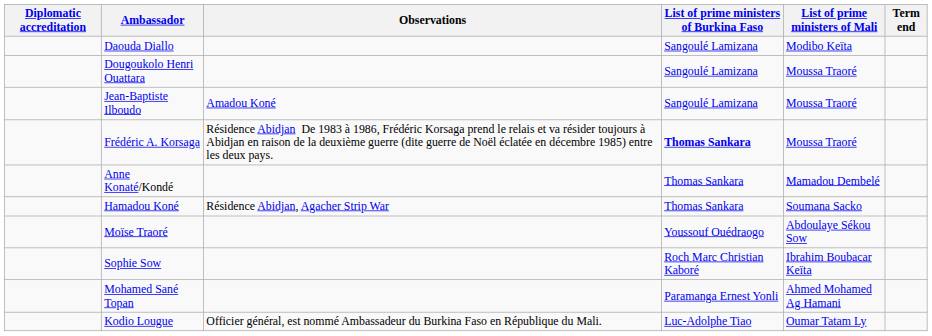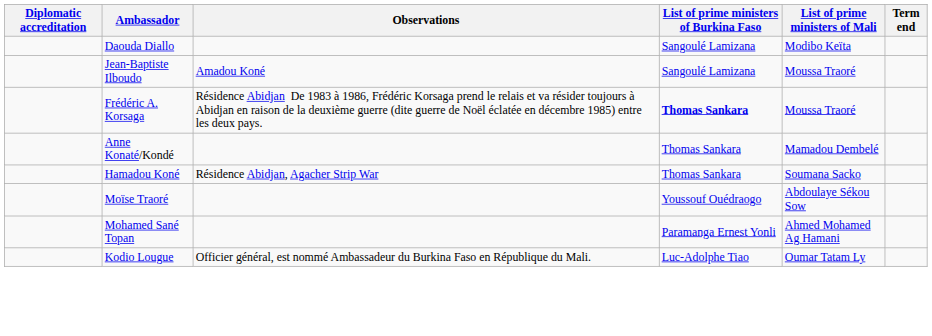- row: (149, 71)
- row: (133, 264)
